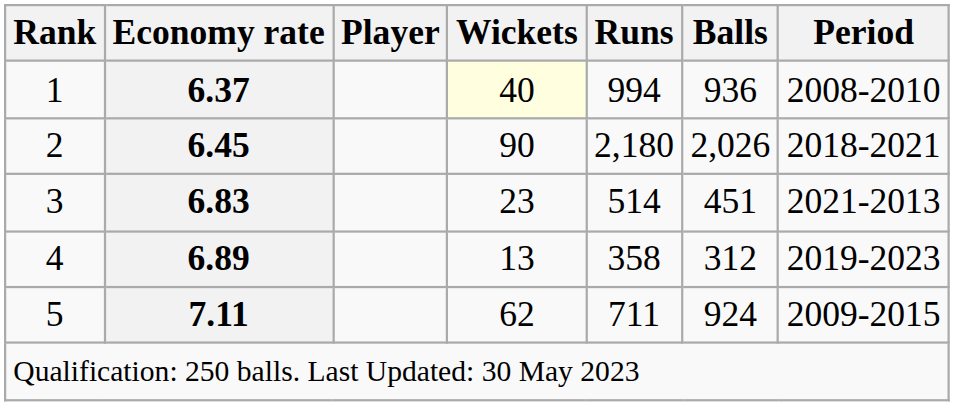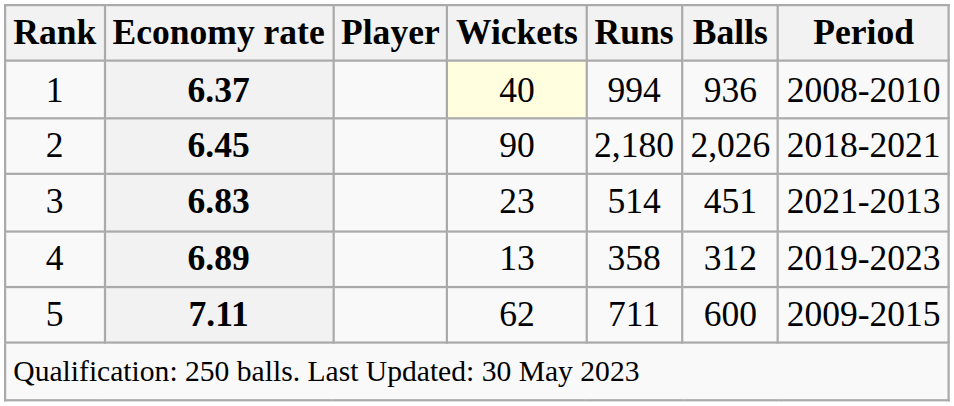(730, 314) 924 -> (730, 314) 600
